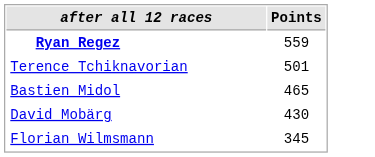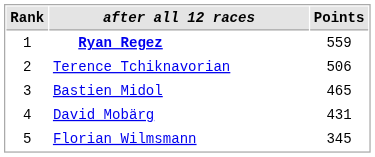+ column: (27, 18)
(296, 67) 501 -> (339, 67) 506
(296, 115) 430 -> (339, 115) 431
